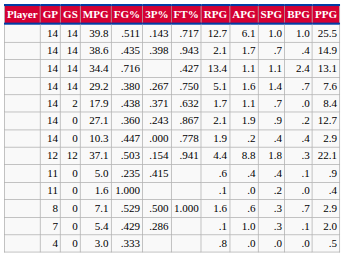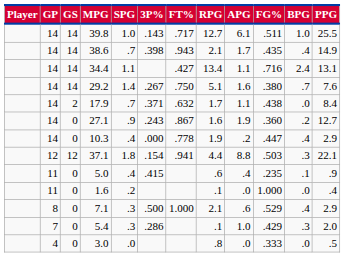columns swapped: (127, 14) <-> (271, 14)
(220, 121) 2.1 -> (215, 121) 1.6
(220, 208) 1.6 -> (215, 208) 2.1
(306, 208) .7 -> (306, 208) .4
(306, 226) .1 -> (306, 226) .3
